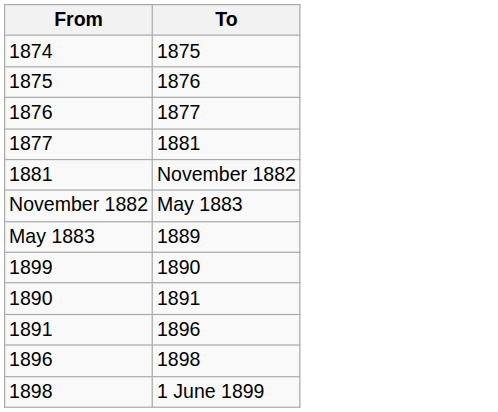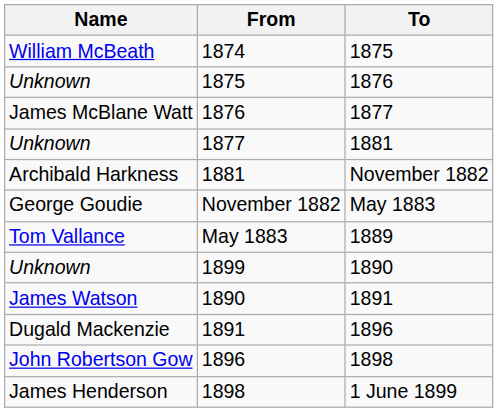+ column: (101, 19)
